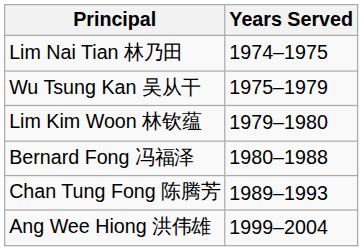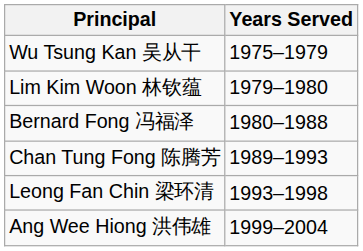- row: (96, 52)
+ row: (111, 192)
